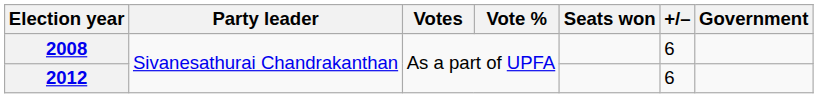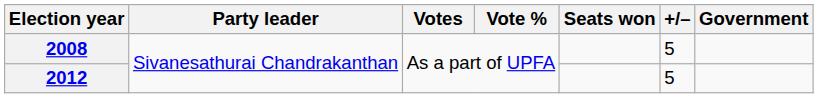(669, 48) 6 -> (669, 48) 5
(669, 78) 6 -> (669, 78) 5
